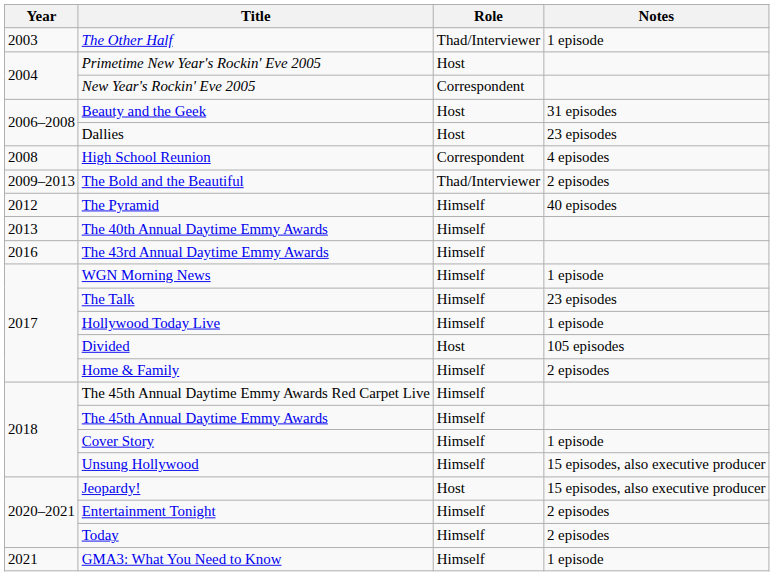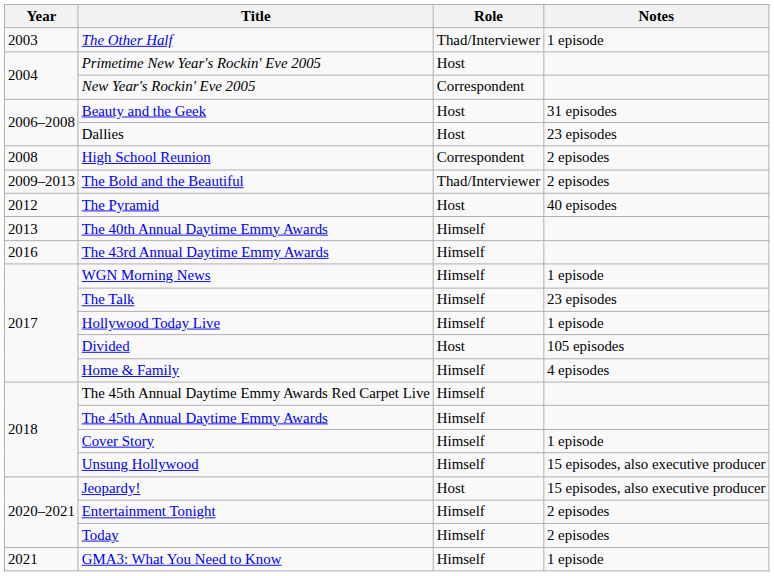(578, 157) 4 episodes -> (578, 157) 2 episodes
(461, 205) Himself -> (451, 205) Host
(578, 370) 2 episodes -> (578, 370) 4 episodes
